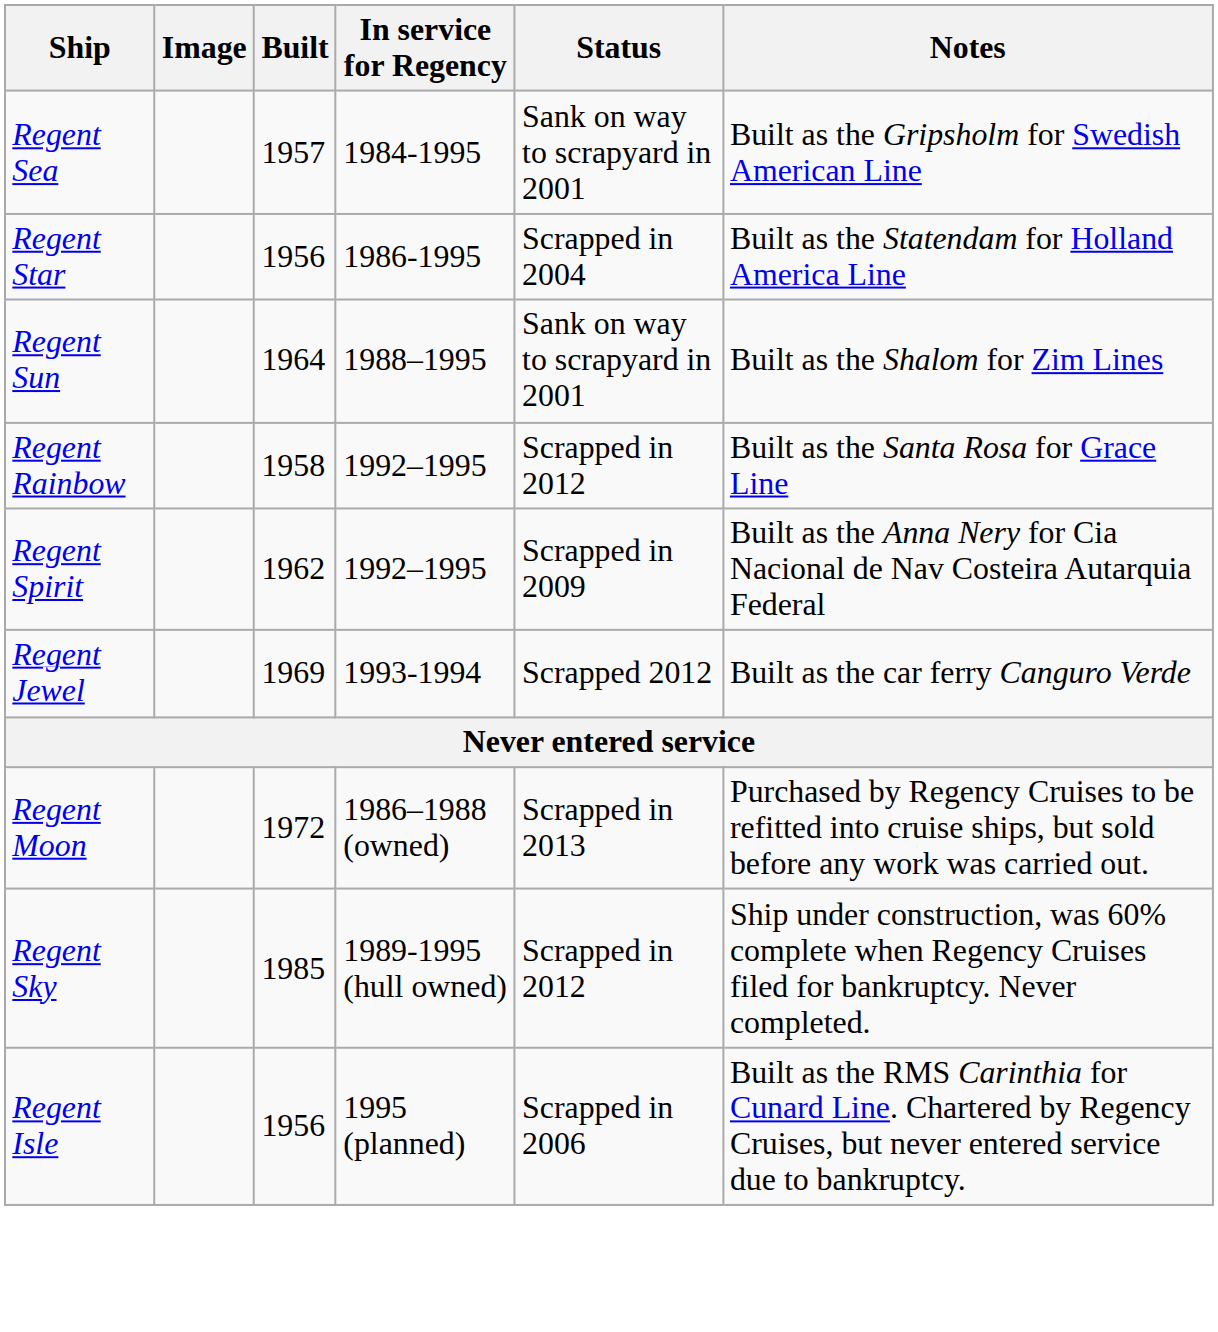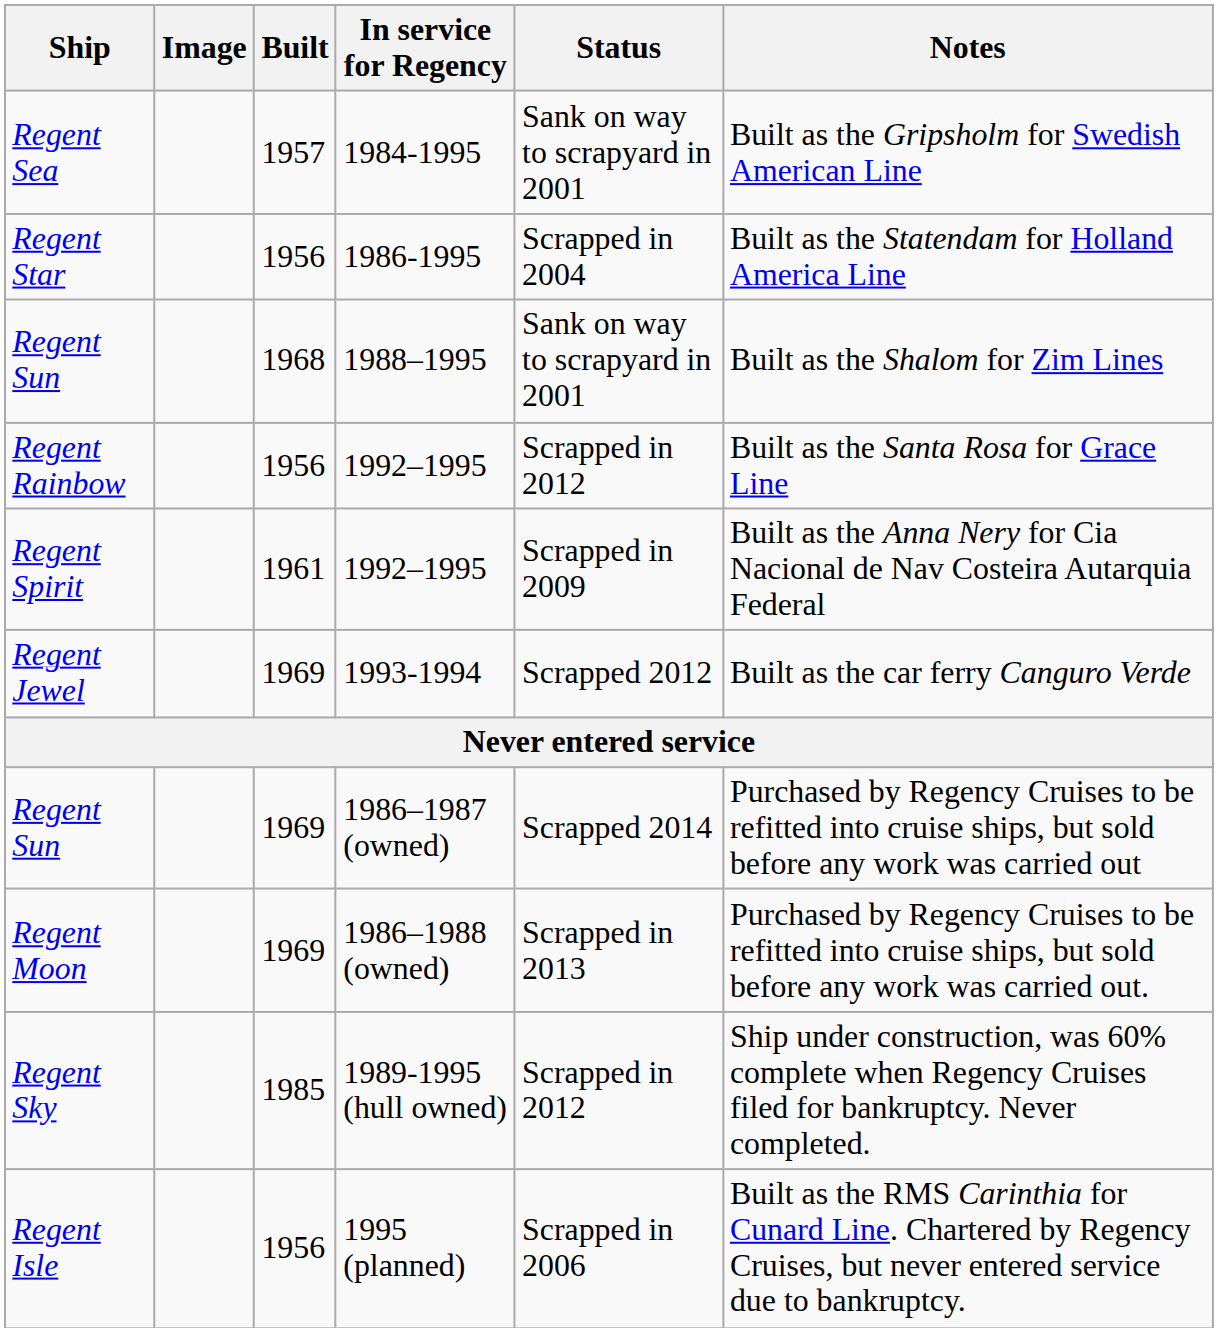(293, 360) 1964 -> (293, 360) 1968
(293, 464) 1958 -> (293, 464) 1956
(293, 568) 1962 -> (293, 568) 1961
+ row: (57, 827)
(293, 827) 1972 -> (293, 949) 1969
